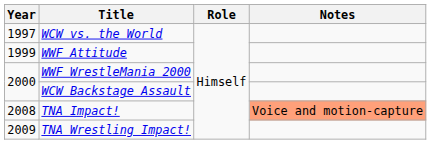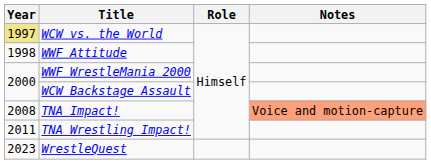(22, 33) no background -> (22, 33) khaki background
(22, 53) 1999 -> (22, 53) 1998
(22, 130) 2009 -> (22, 130) 2011
+ row: (84, 149)
